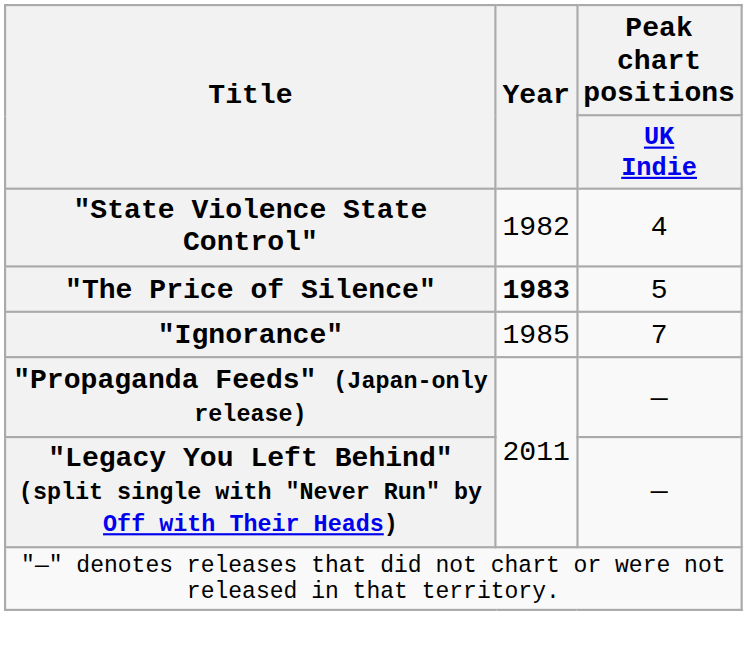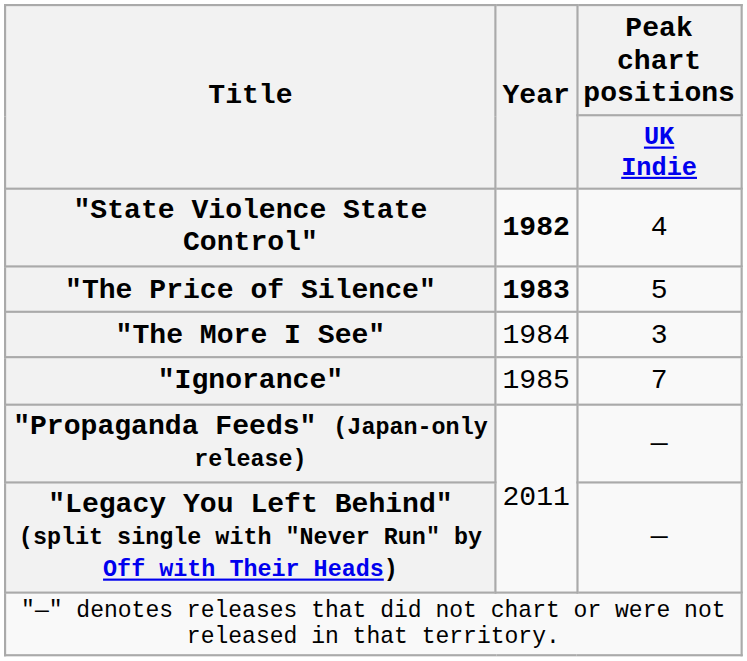(536, 227) normal -> (536, 227) bold
+ row: (250, 335)
